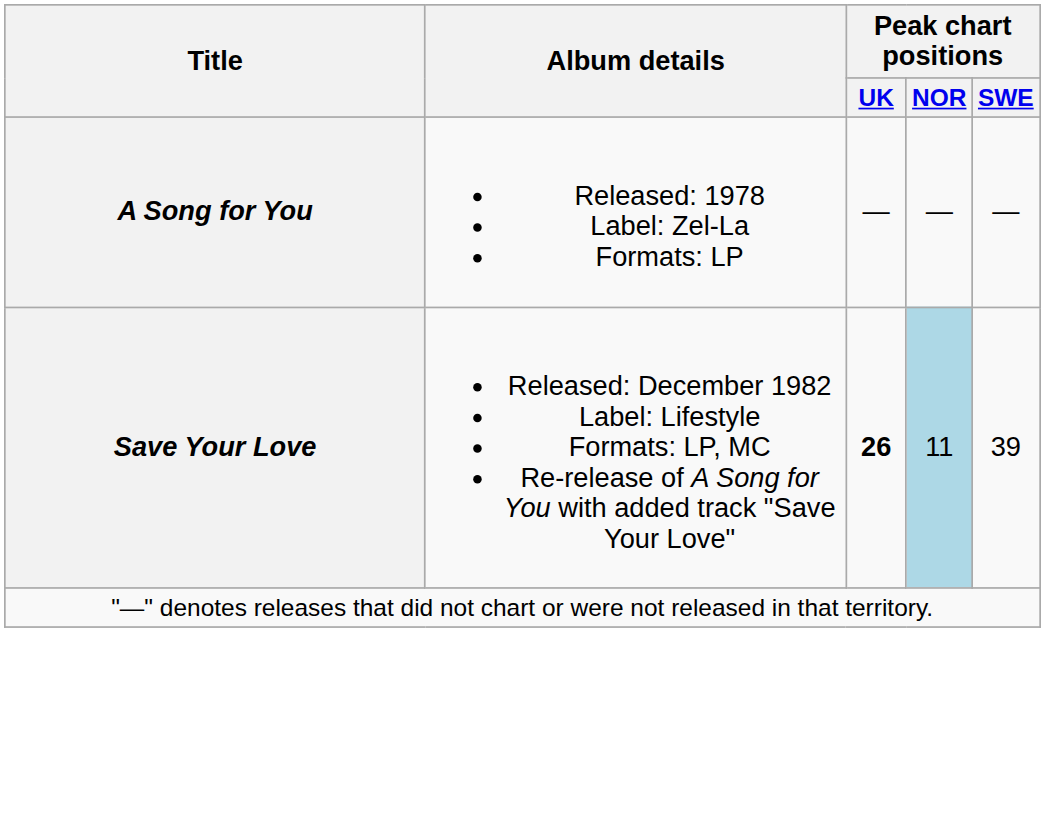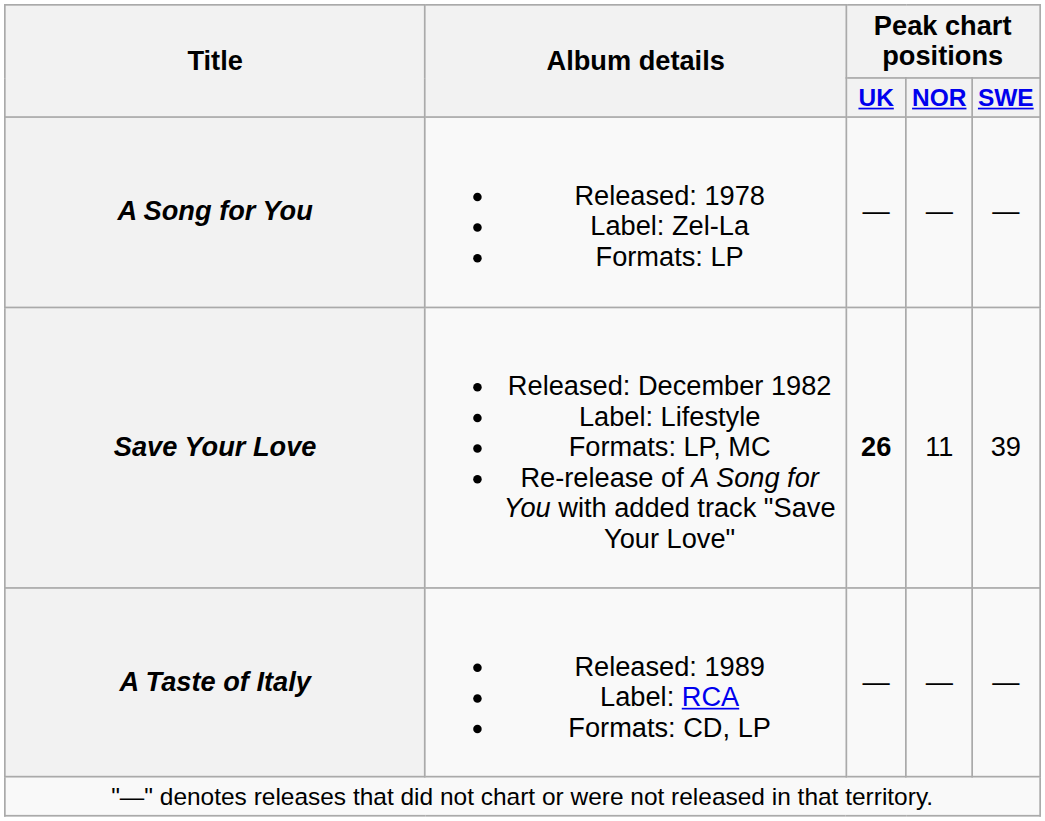(939, 446) lightblue background -> (939, 446) no background
+ row: (215, 682)
